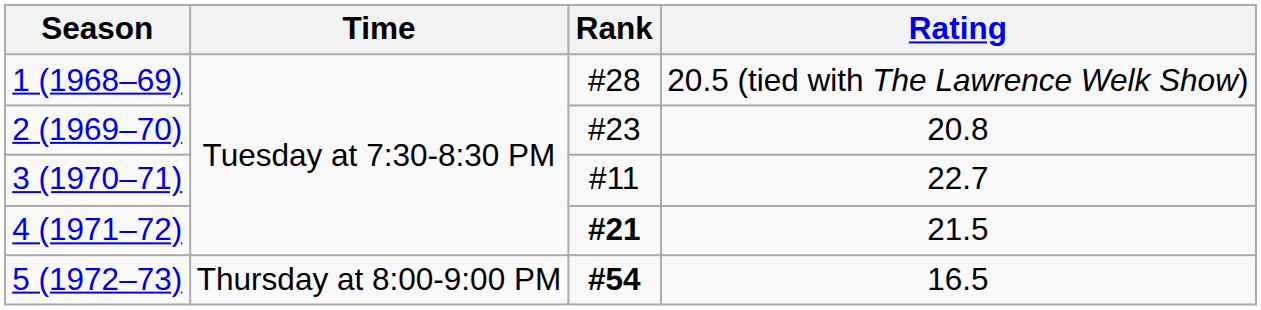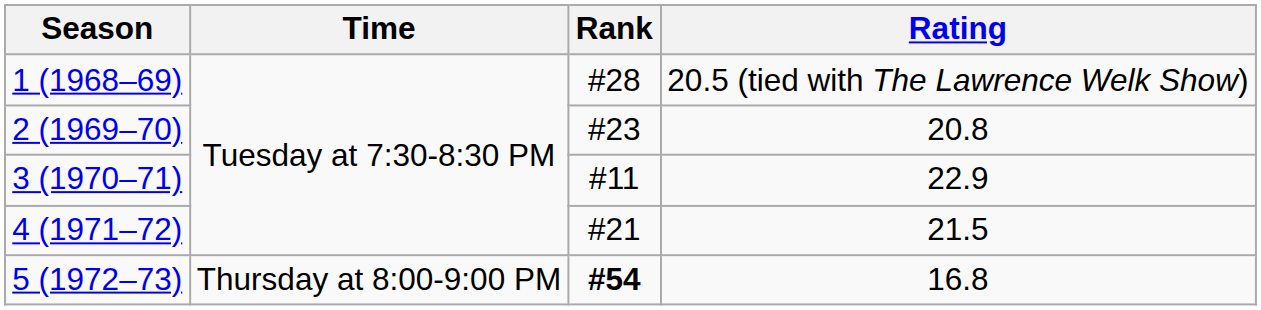(958, 179) 22.7 -> (958, 179) 22.9
(614, 229) bold -> (614, 229) normal
(958, 279) 16.5 -> (958, 279) 16.8
